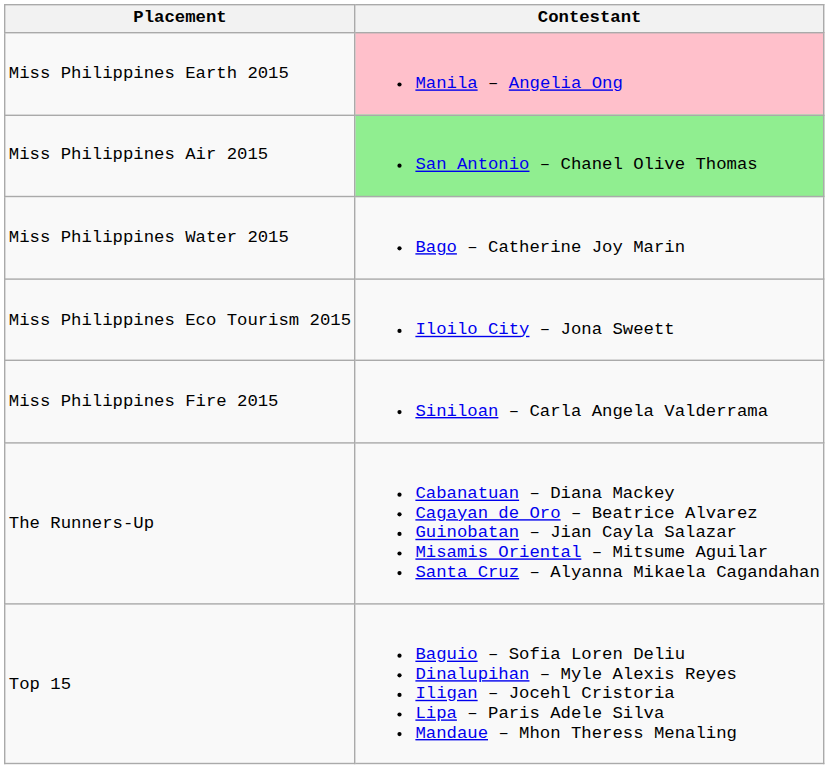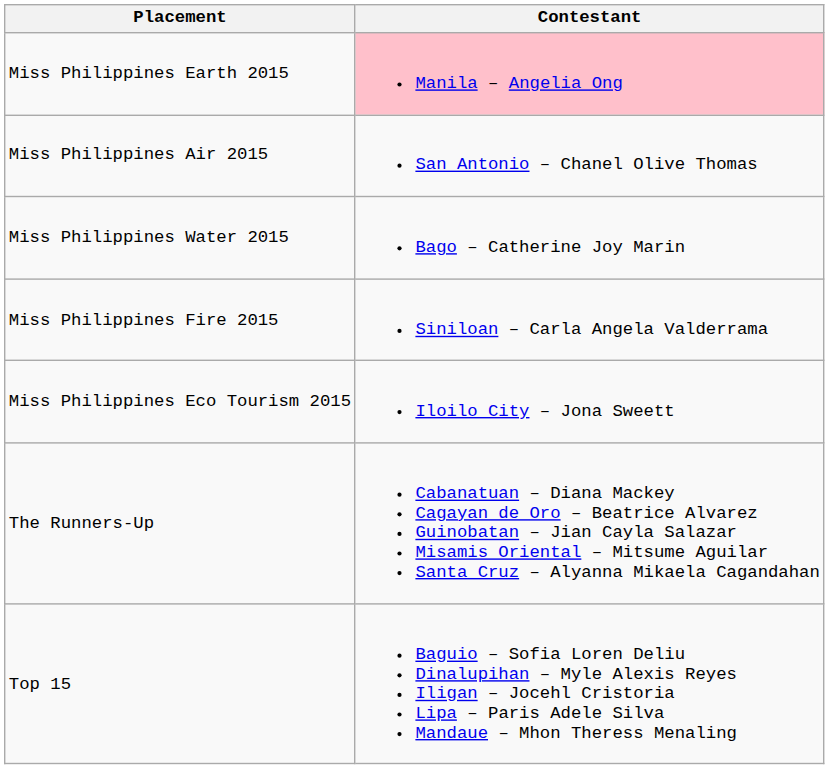(590, 166) lightgreen background -> (590, 166) no background
rows swapped: (144, 402) <-> (180, 320)
